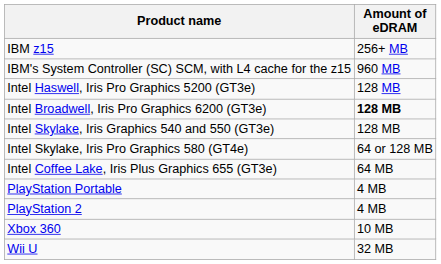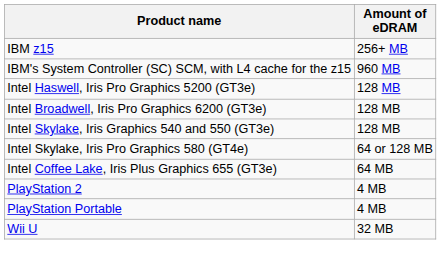(379, 108) bold -> (379, 108) normal
rows swapped: (45, 209) <-> (65, 189)
- row: (34, 229)
